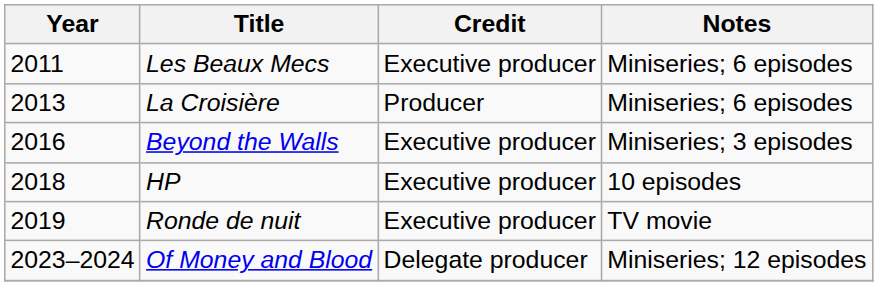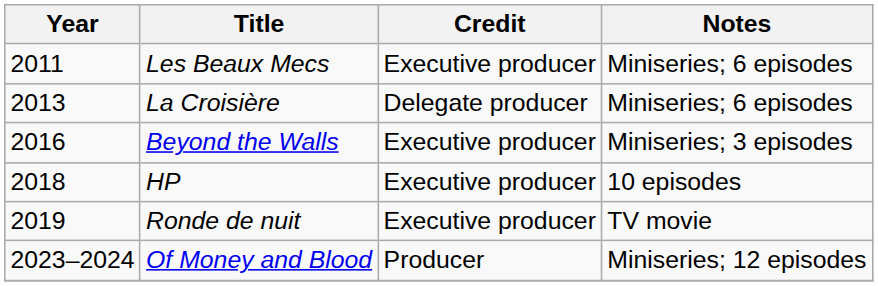(434, 102) Producer -> (486, 102) Delegate producer
(486, 260) Delegate producer -> (434, 260) Producer
